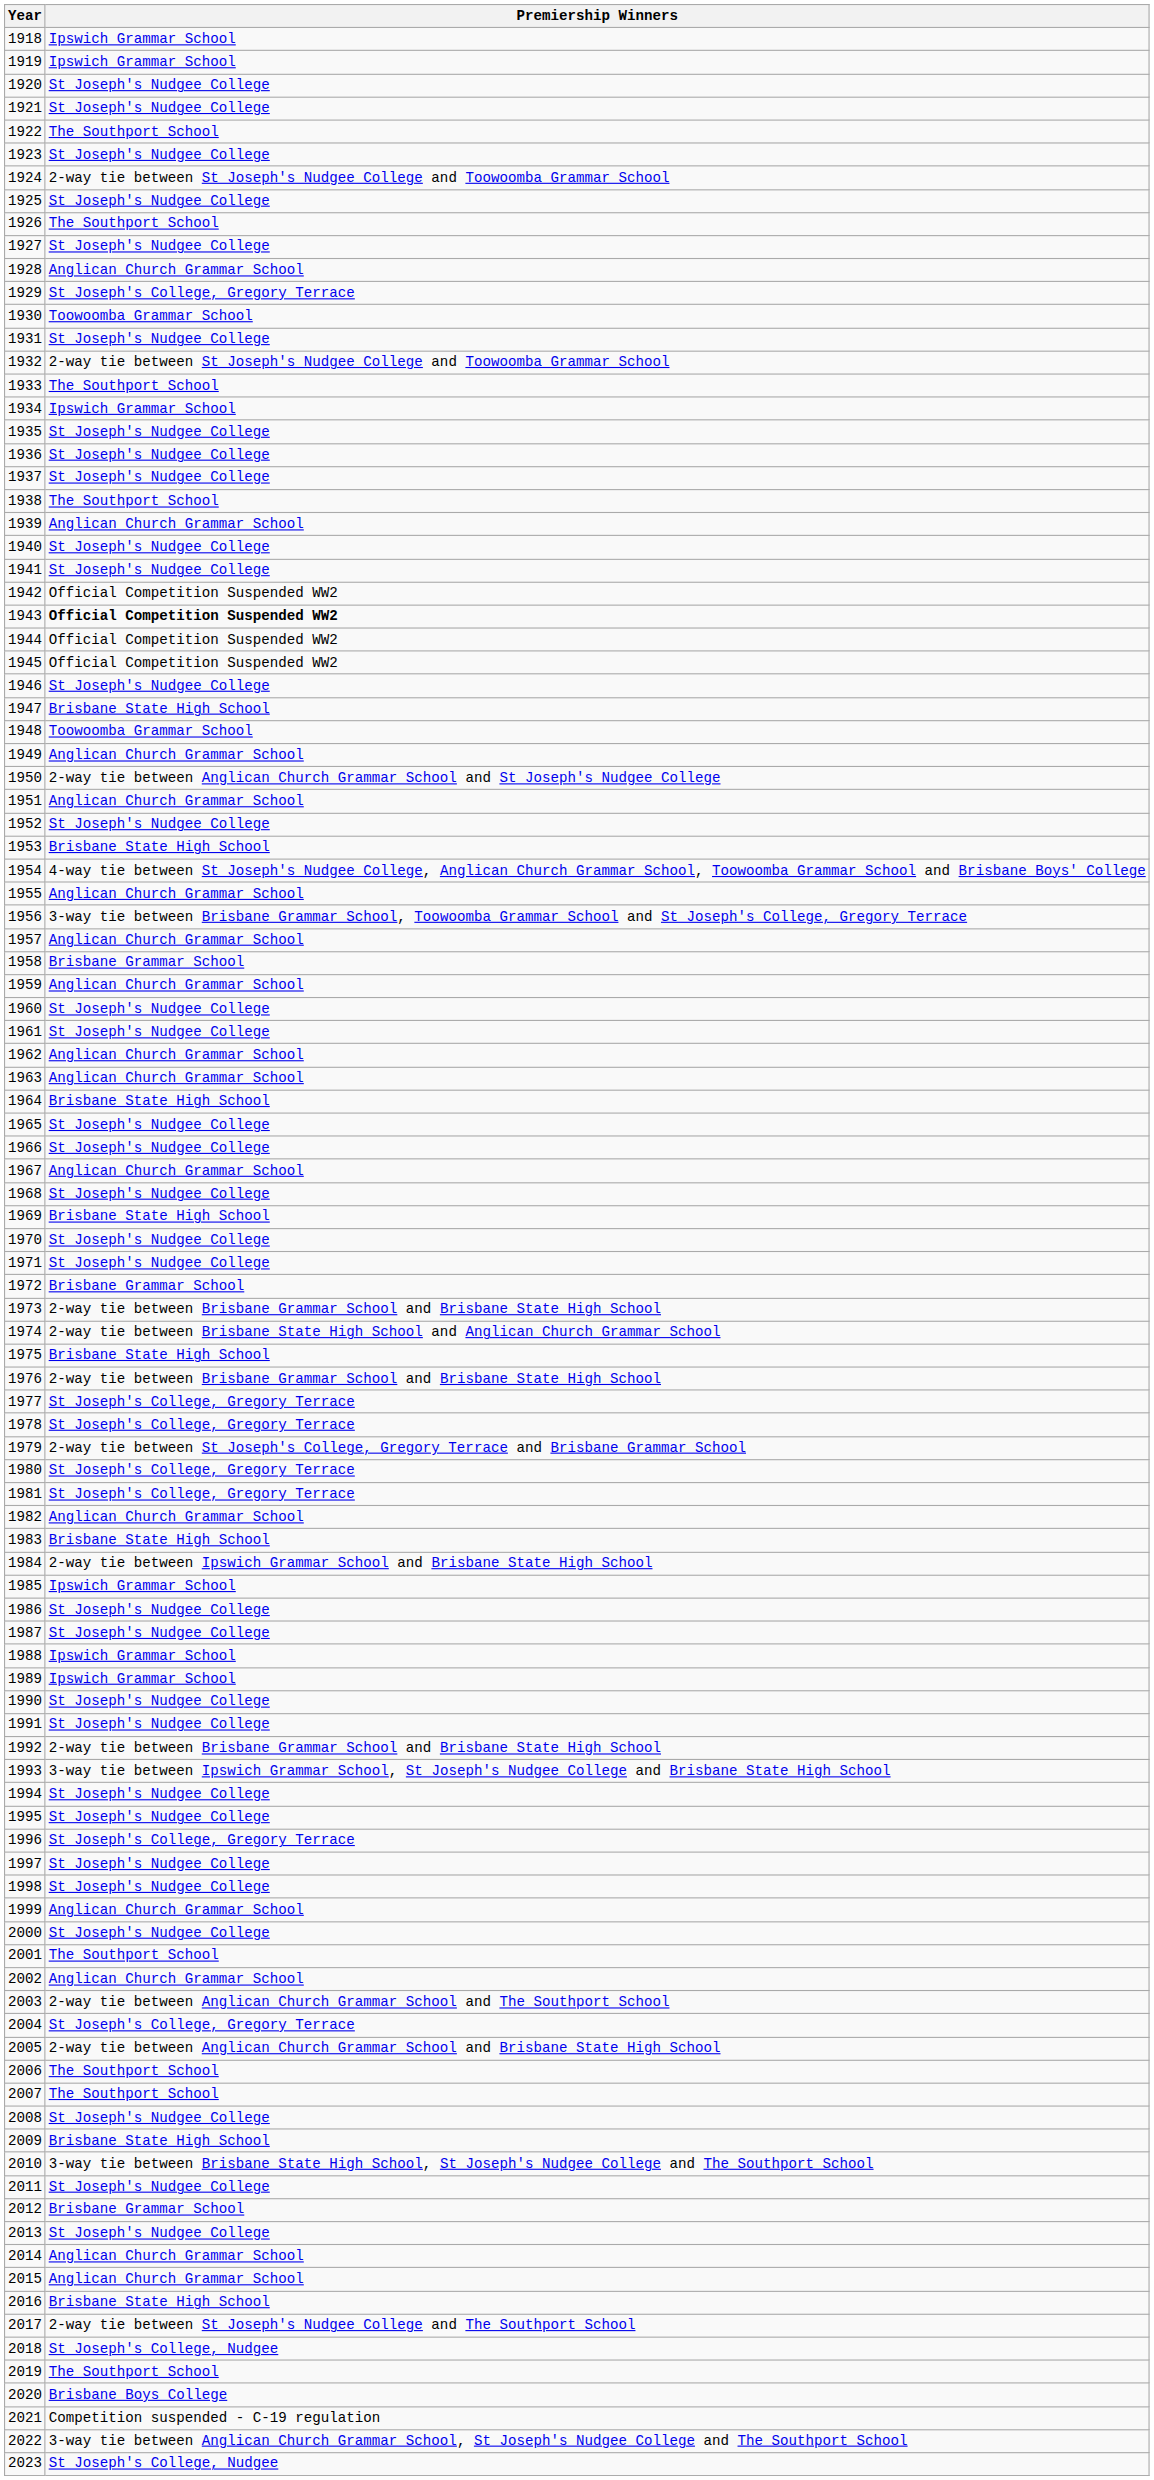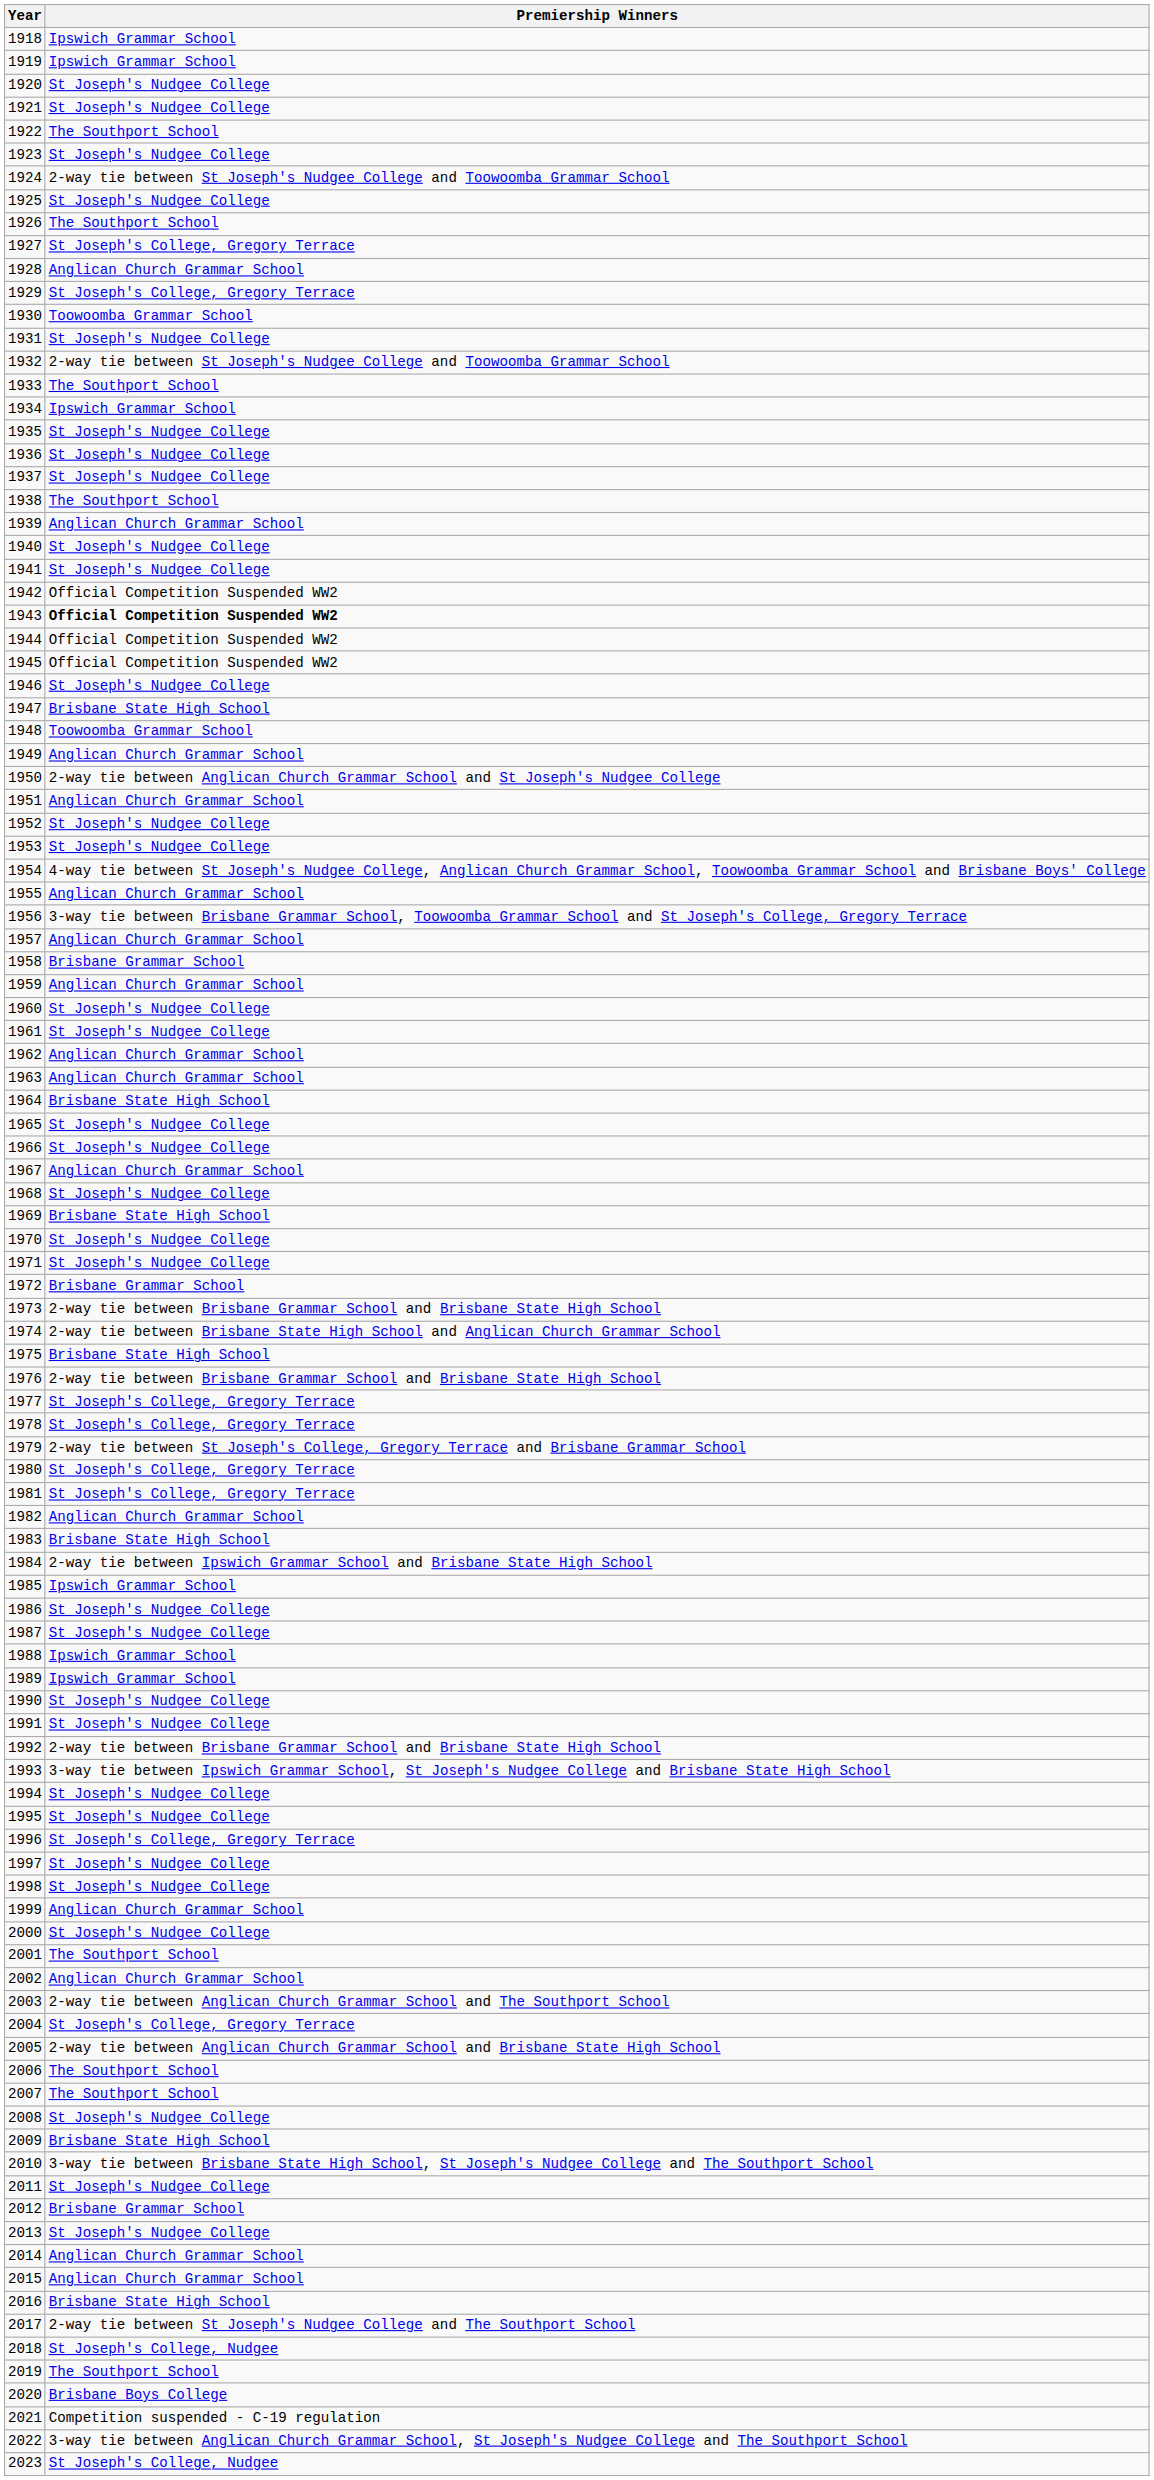(159, 247) St Joseph's Nudgee College -> (202, 247) St Joseph's College, Gregory Terrace
(159, 847) Brisbane State High School -> (159, 847) St Joseph's Nudgee College
